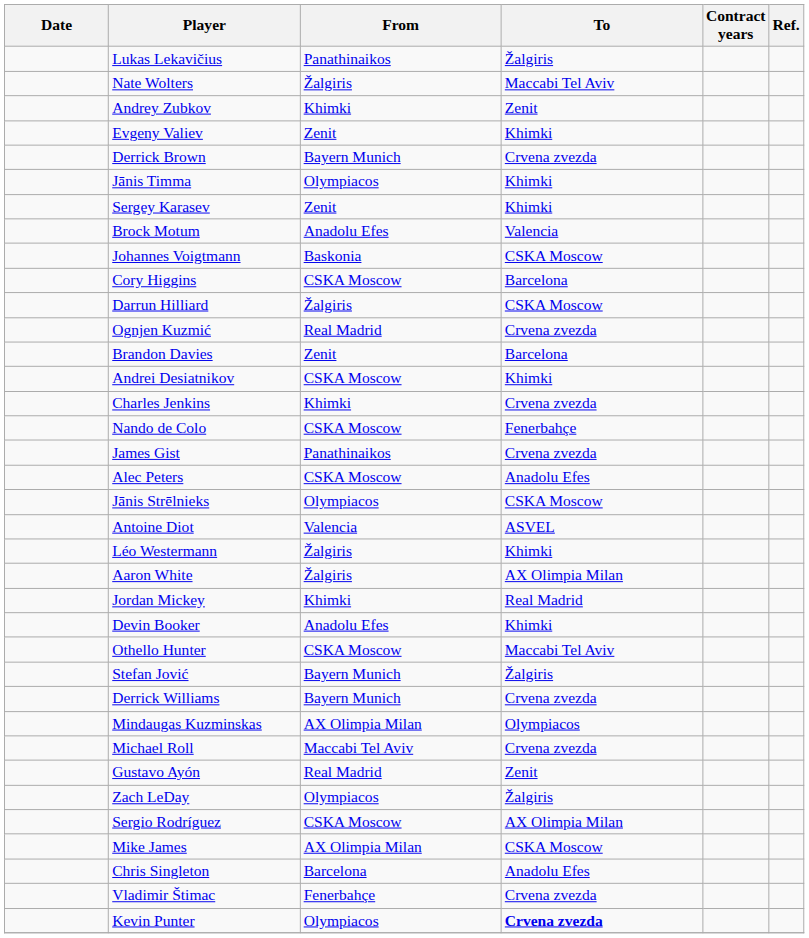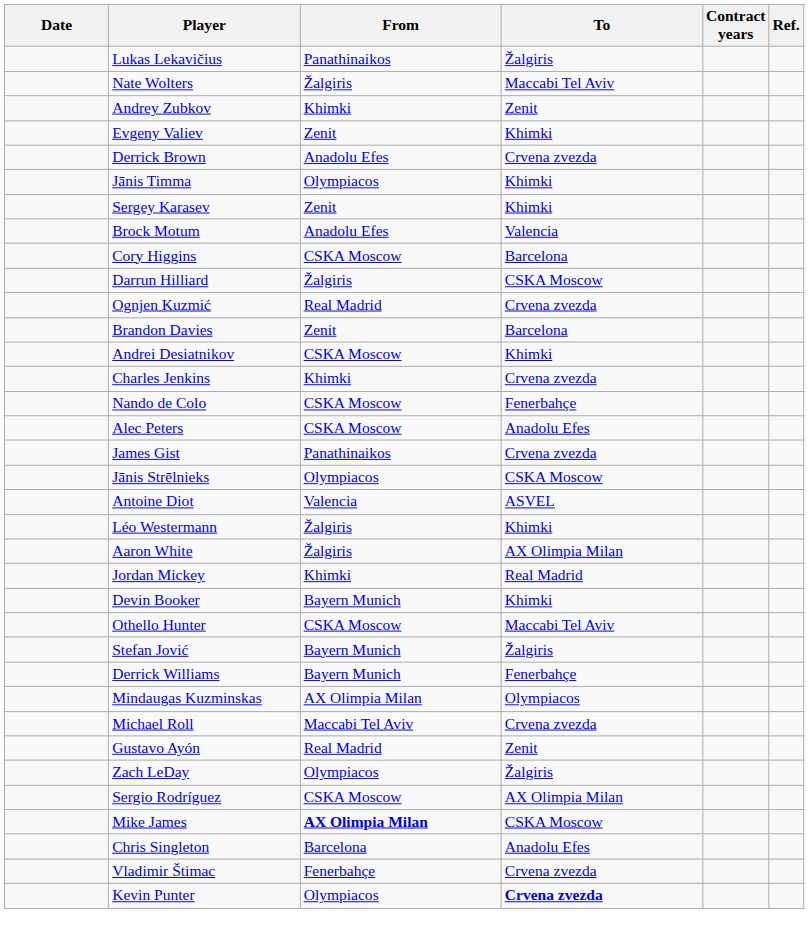(352, 157) Bayern Munich -> (346, 157) Anadolu Efes
- row: (176, 255)
rows swapped: (146, 452) <-> (148, 477)
(346, 624) Anadolu Efes -> (352, 600) Bayern Munich
(551, 698) Crvena zvezda -> (541, 674) Fenerbahçe
(363, 846) normal -> (366, 821) bold
